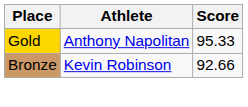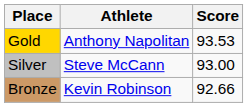(216, 41) 95.33 -> (216, 41) 93.53
+ row: (27, 65)
